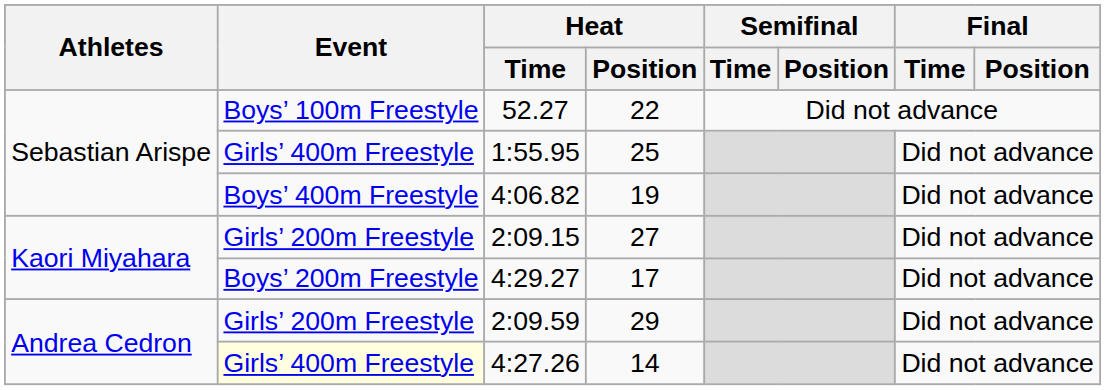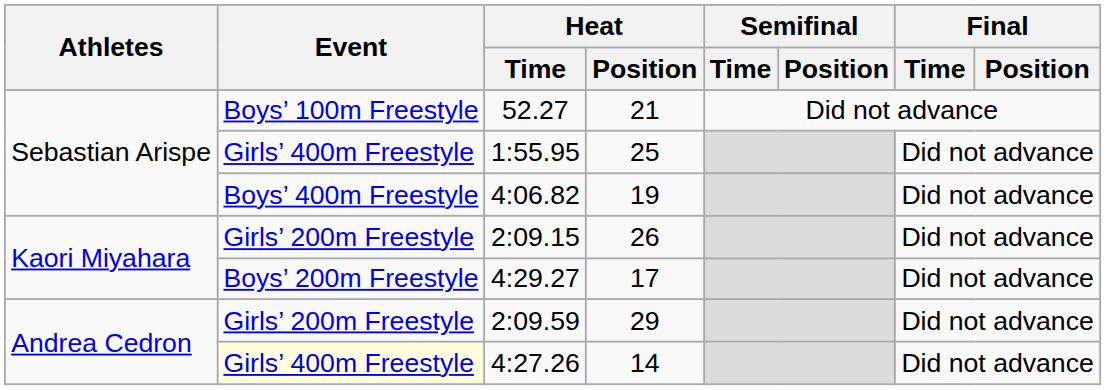(645, 111) 22 -> (645, 111) 21
(645, 237) 27 -> (645, 237) 26
